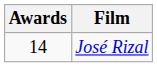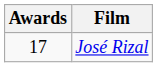(38, 47) 14 -> (38, 47) 17
